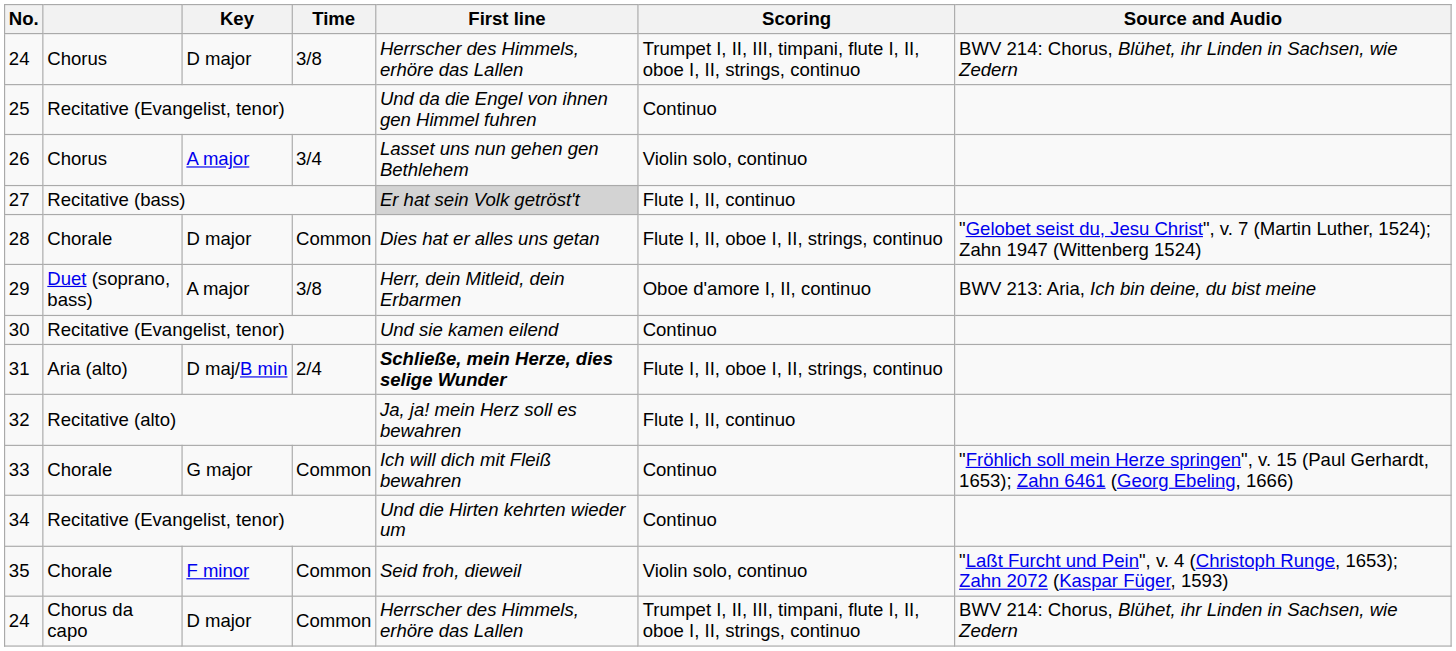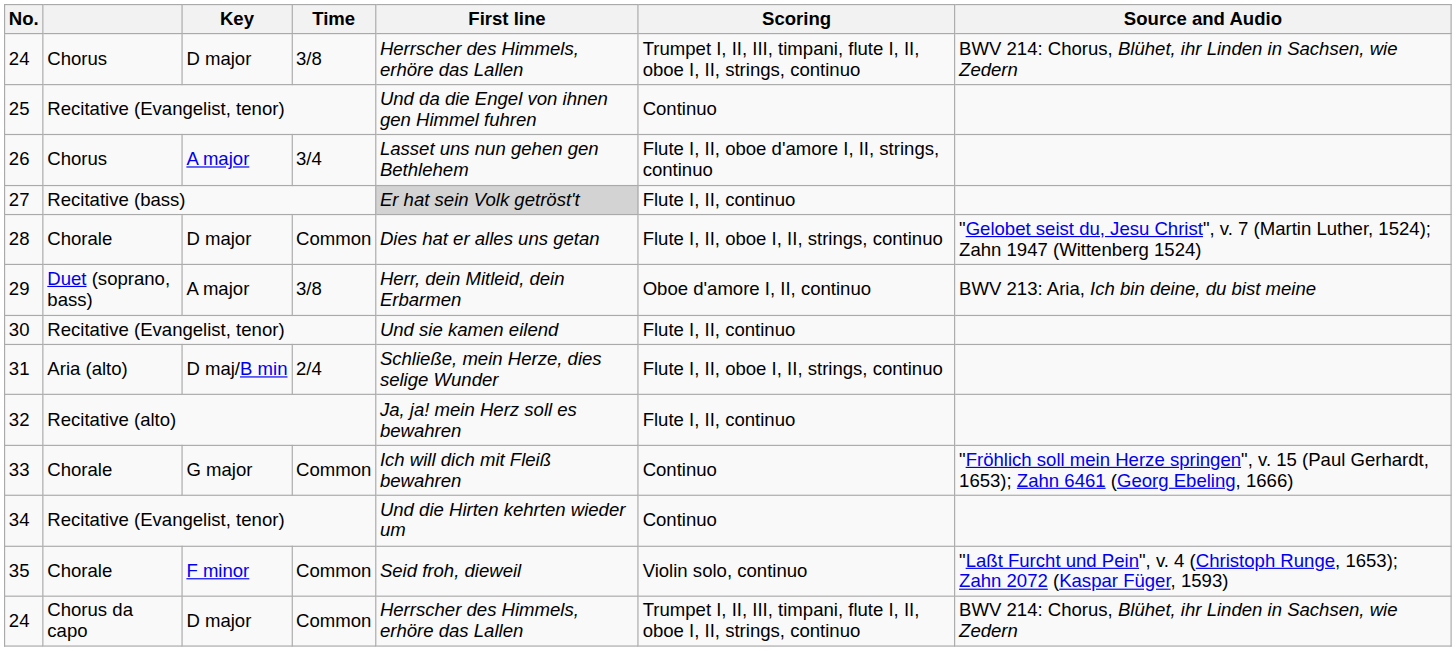(725, 159) Violin solo, continuo -> (791, 159) Flute I, II, oboe d'amore I, II, strings, continuo
(680, 329) Continuo -> (719, 329) Flute I, II, continuo
(496, 369) bold -> (491, 369) normal
